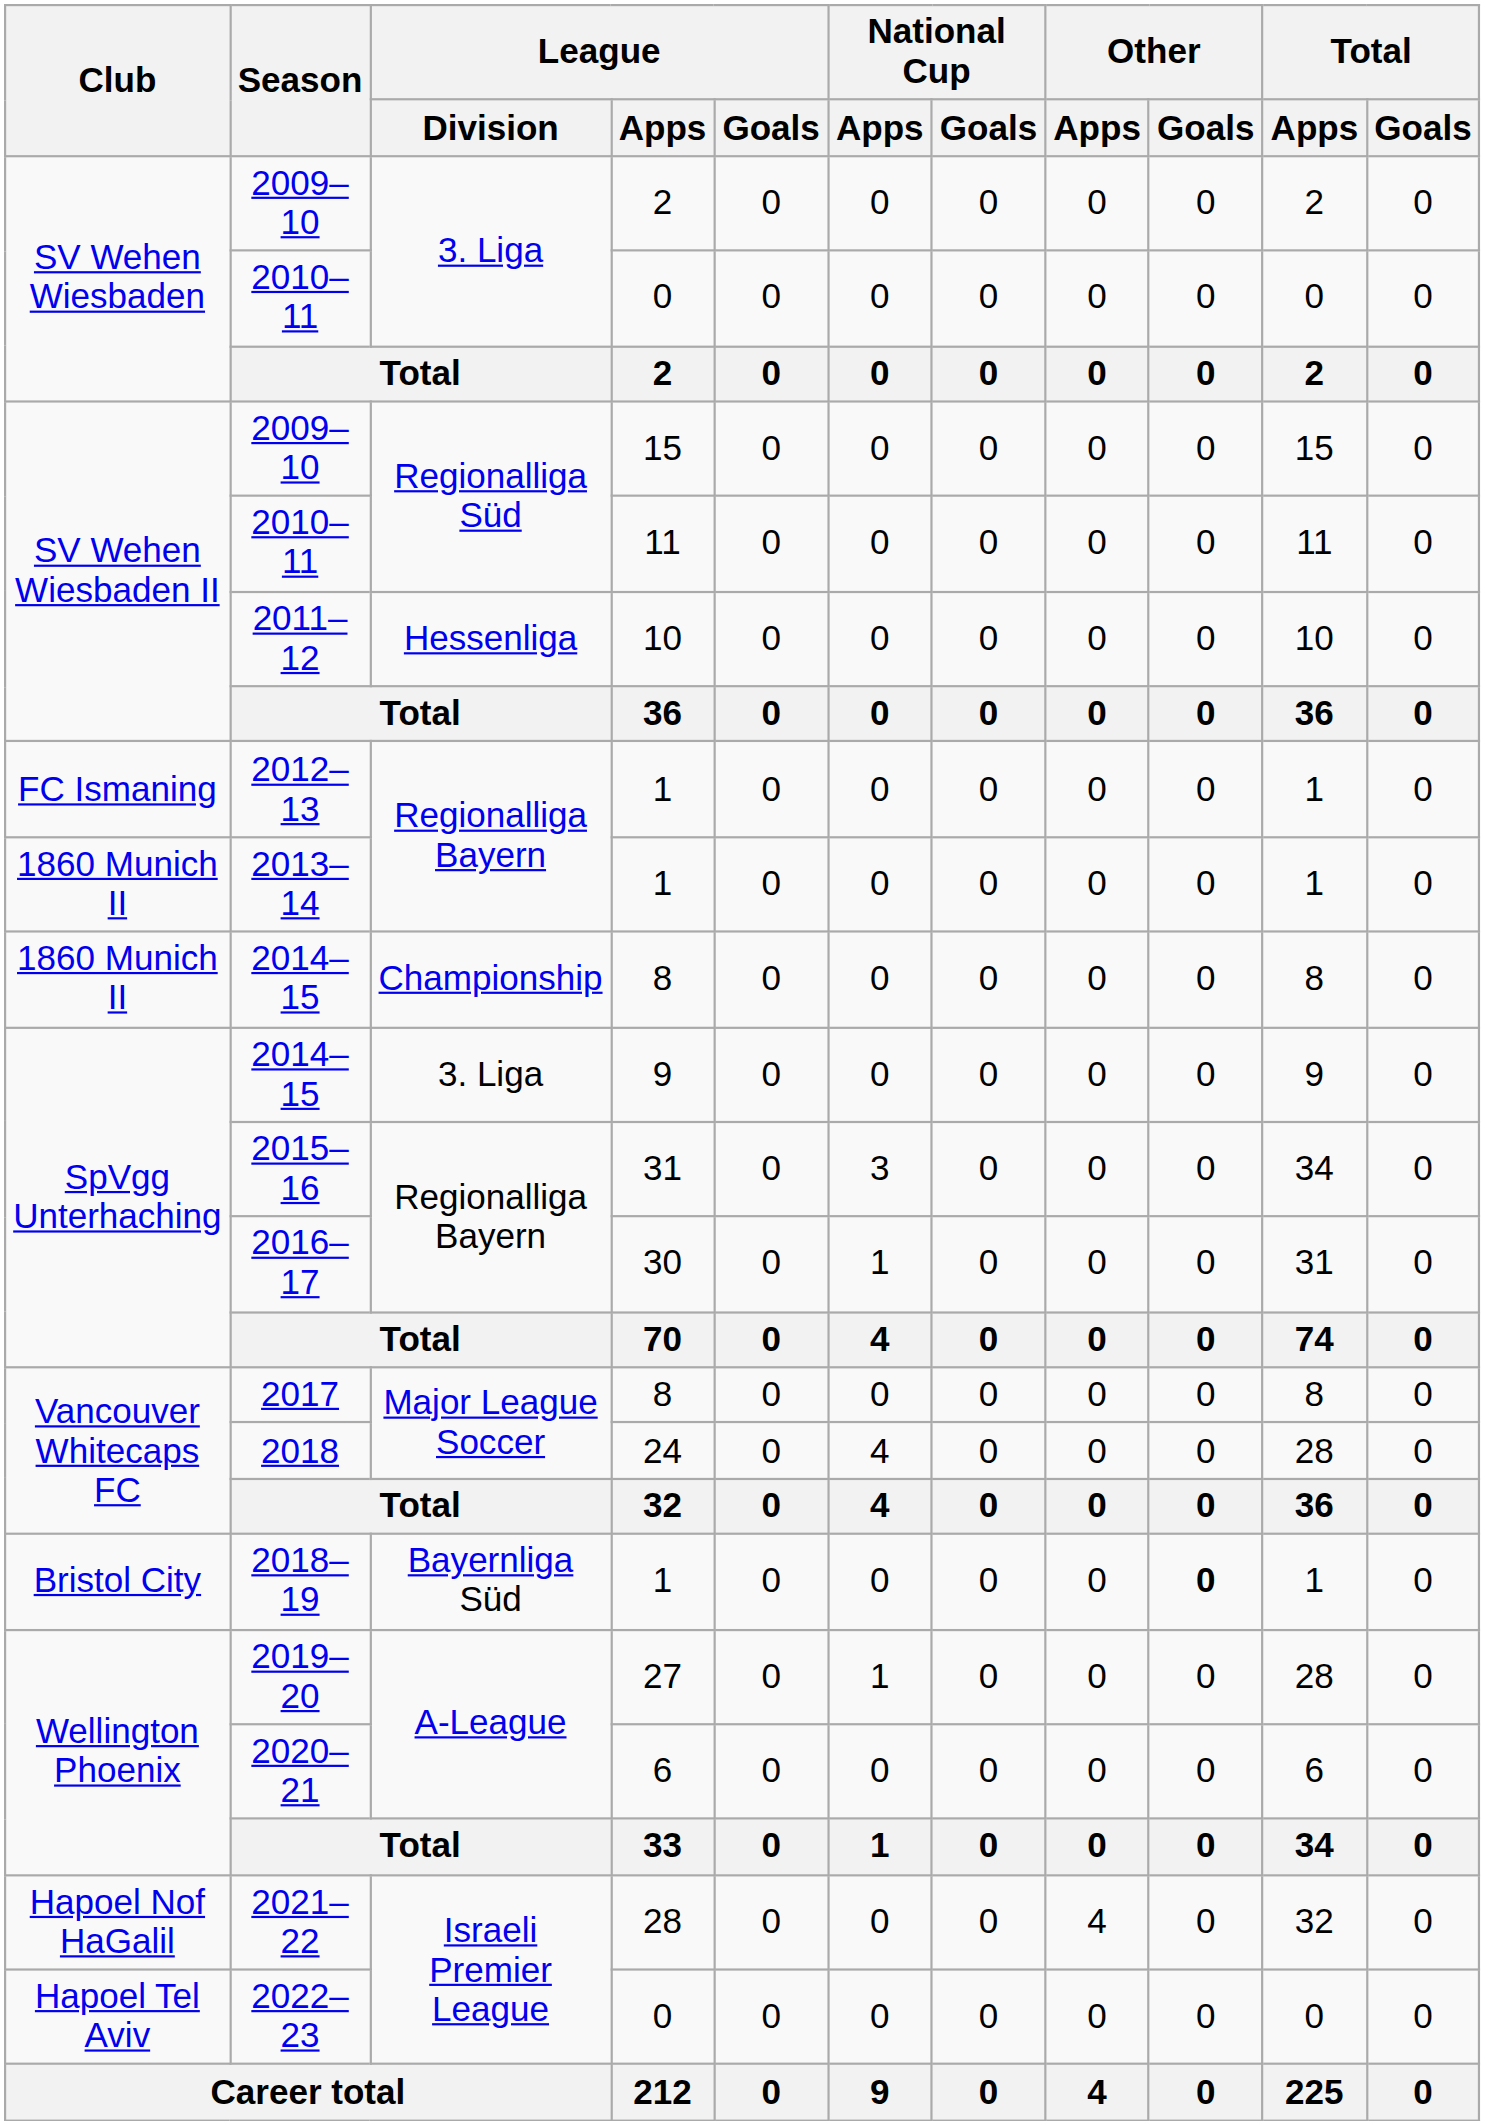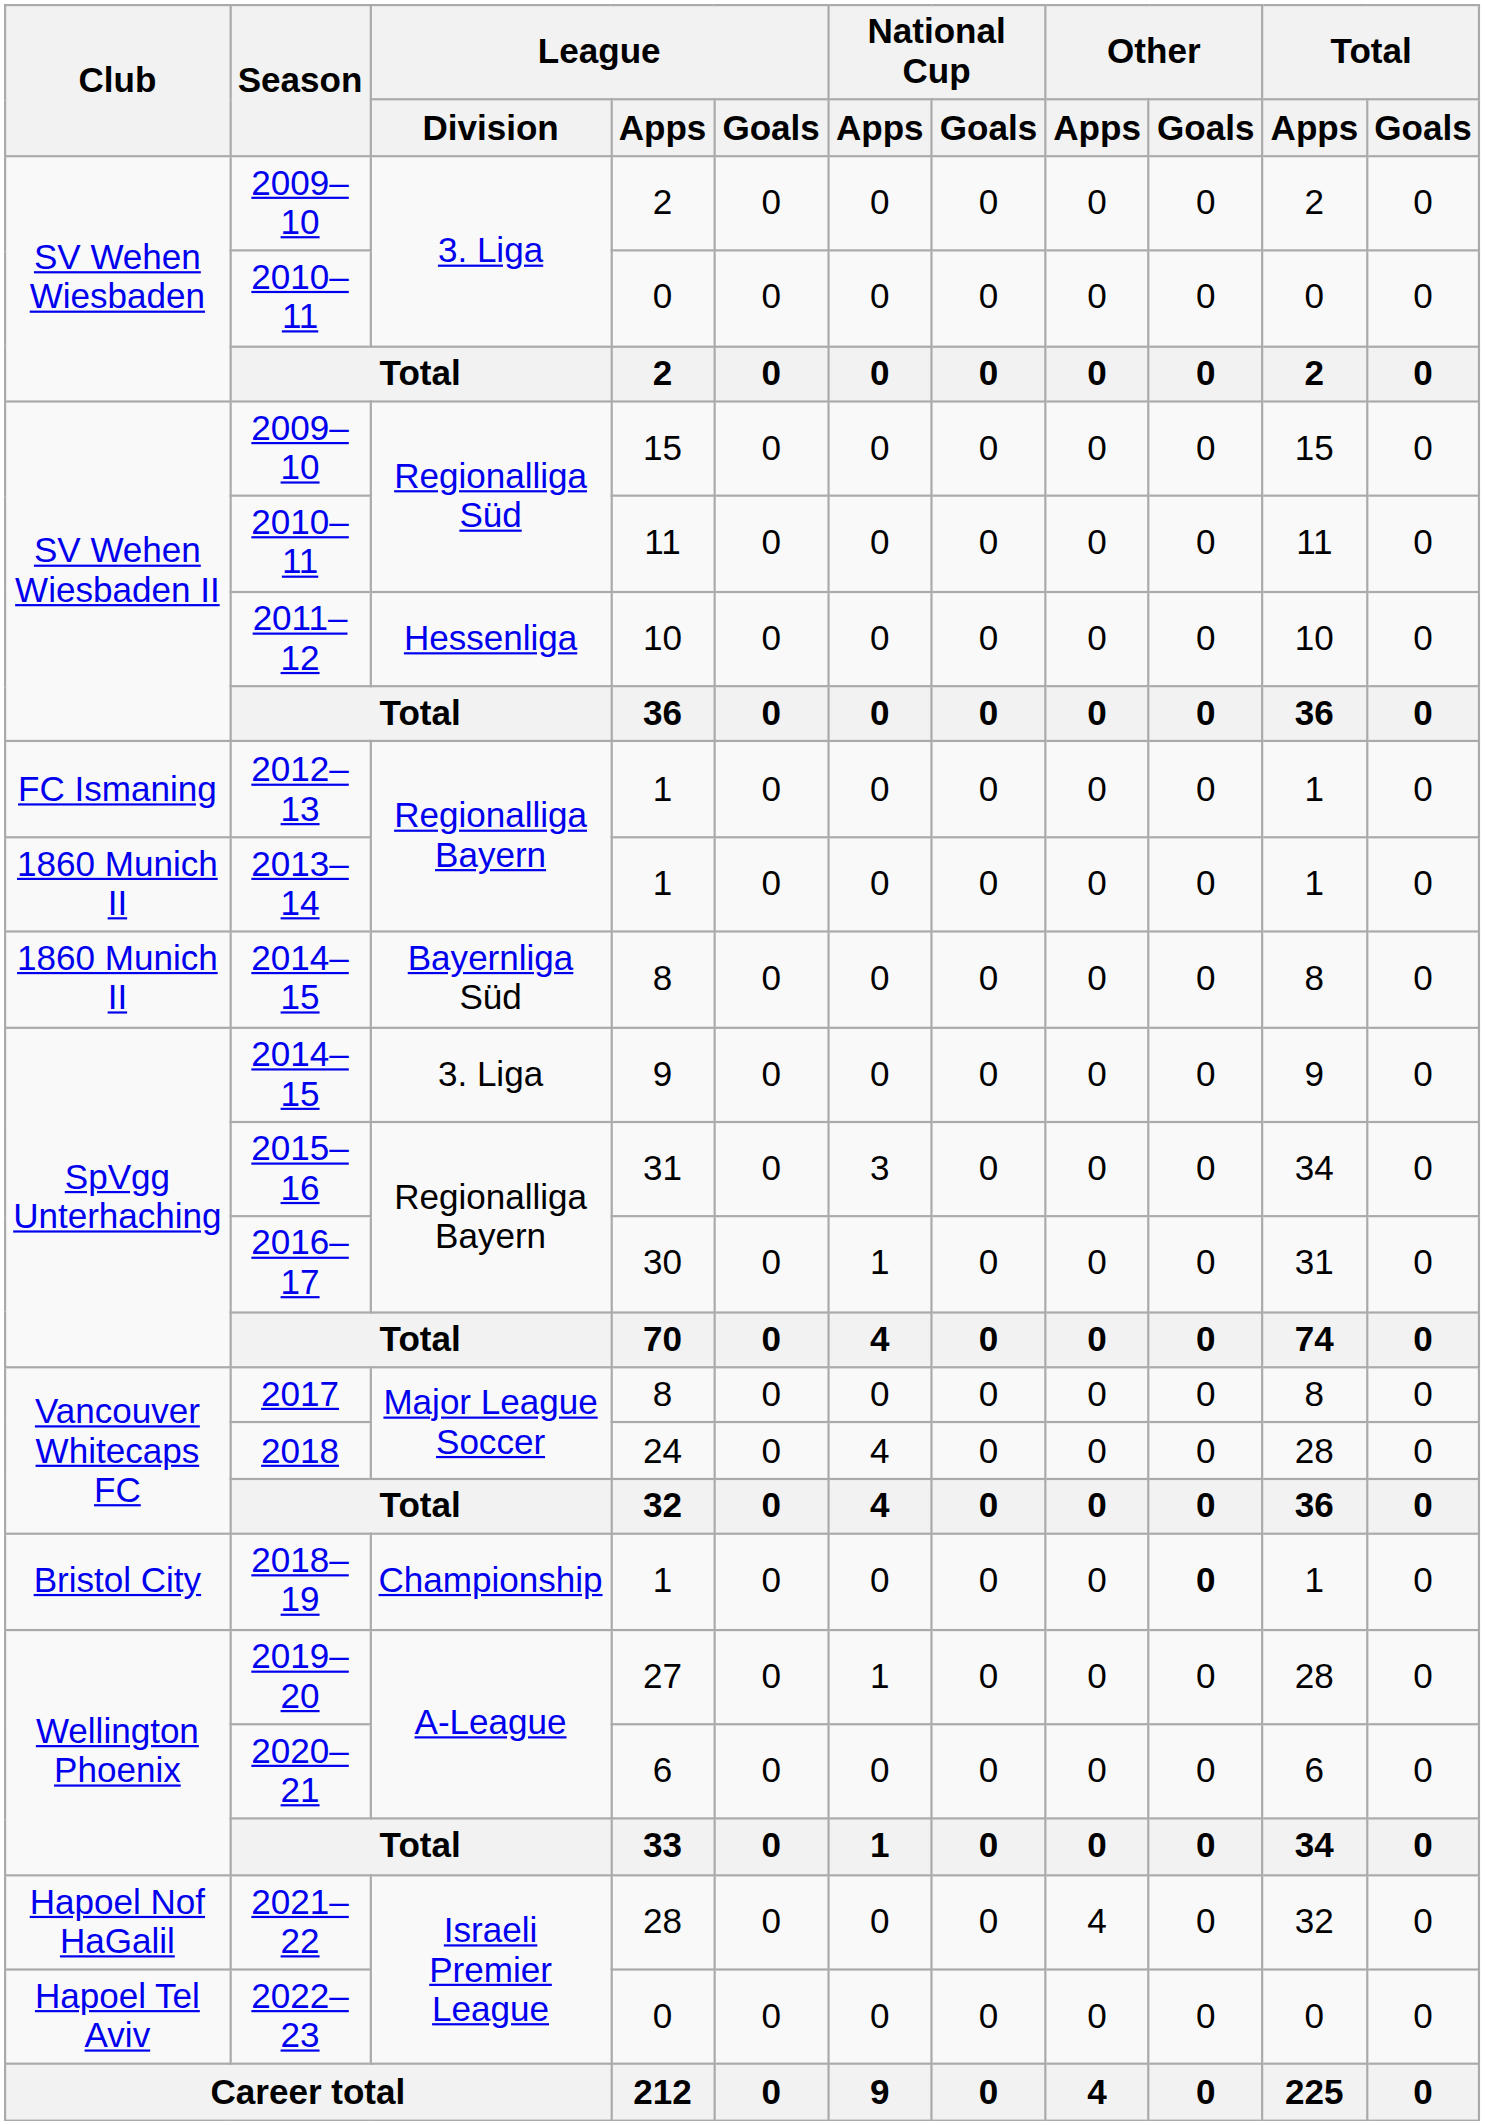(491, 978) Championship -> (491, 978) Bayernliga Süd
(491, 1580) Bayernliga Süd -> (491, 1580) Championship
